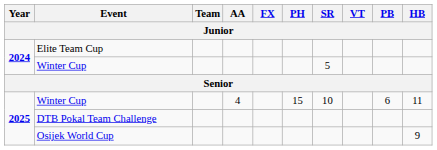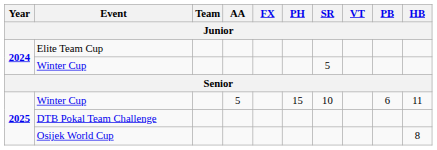(238, 101) 4 -> (238, 101) 5
(417, 136) 9 -> (417, 136) 8
